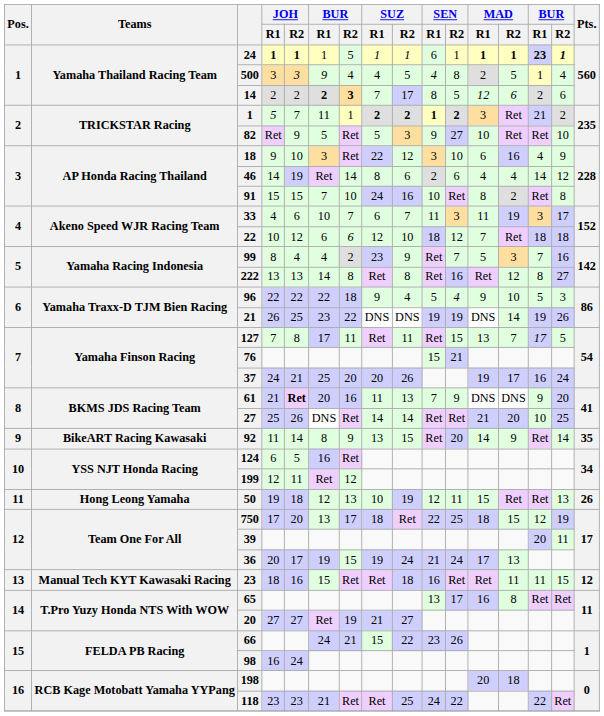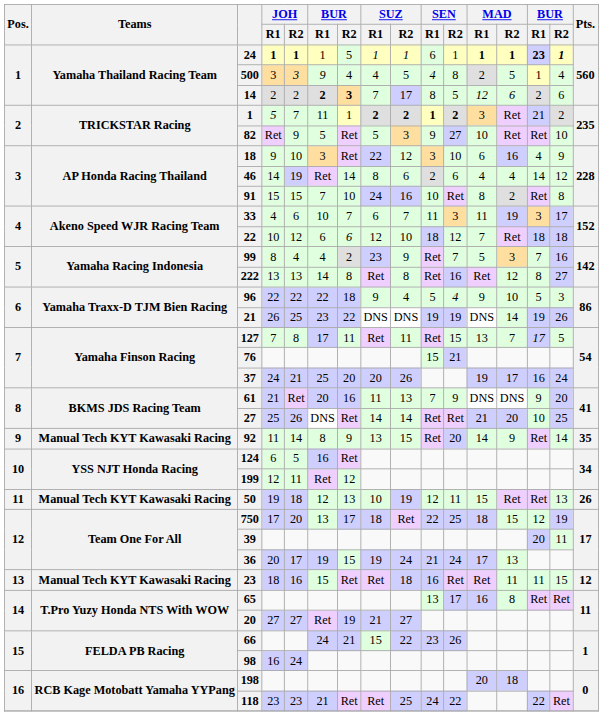(297, 397) bold -> (296, 397) normal
(135, 438) BikeART Racing Kawasaki -> (135, 438) Manual Tech KYT Kawasaki Racing
(135, 498) Hong Leong Yamaha -> (135, 498) Manual Tech KYT Kawasaki Racing
